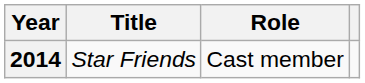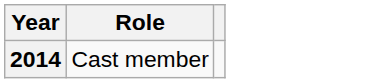- column: (134, 22)
